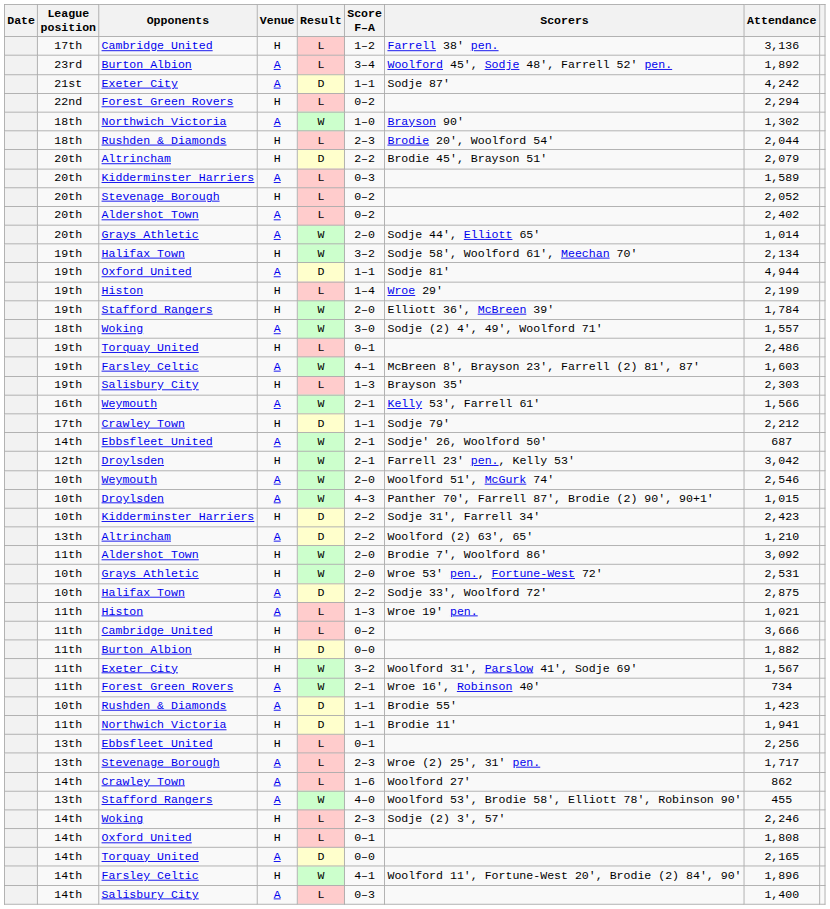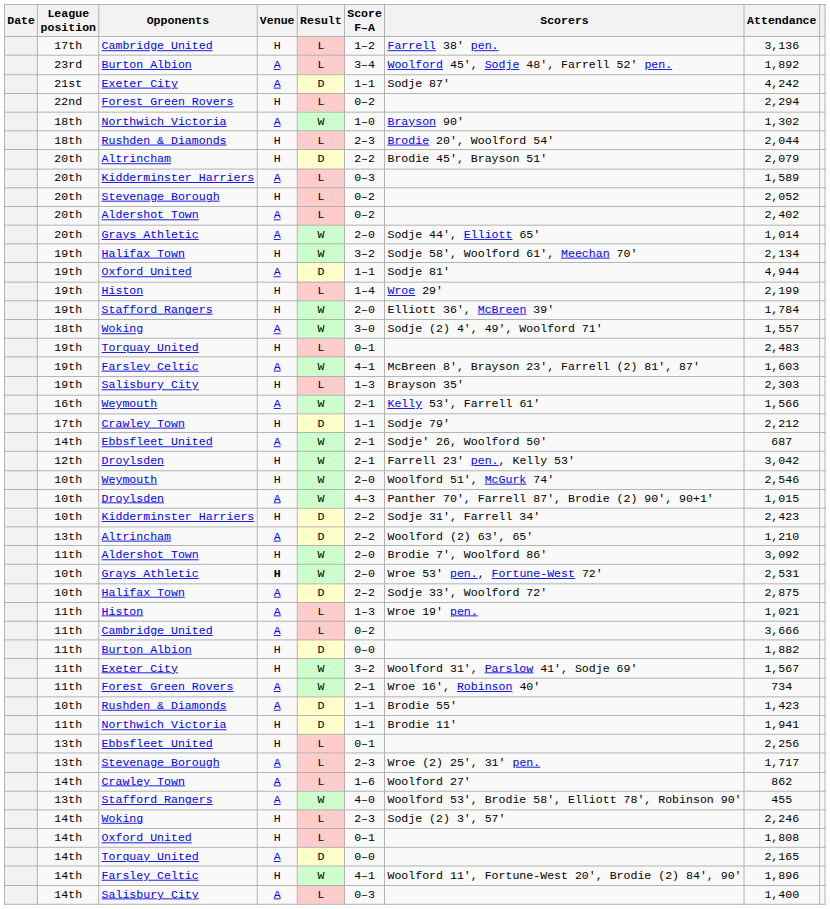(782, 348) 2,486 -> (782, 348) 2,483
(277, 480) A -> (277, 480) H
(277, 574) normal -> (277, 574) bold
(277, 631) H -> (277, 631) A
